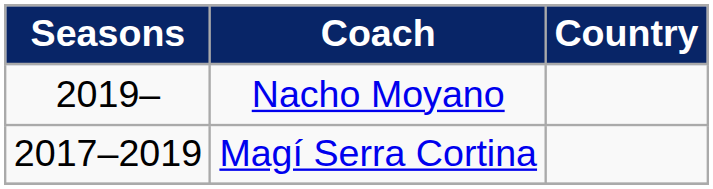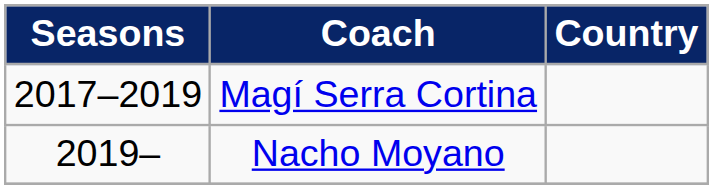rows swapped: (378, 153) <-> (378, 93)
